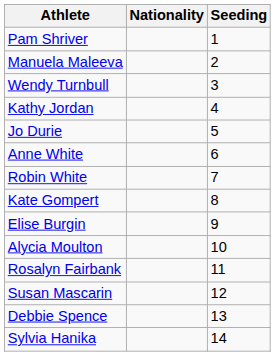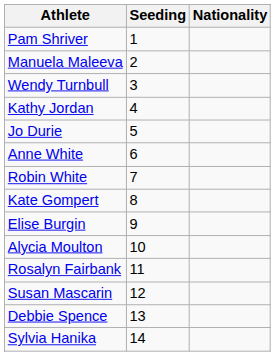columns swapped: (167, 16) <-> (239, 16)
